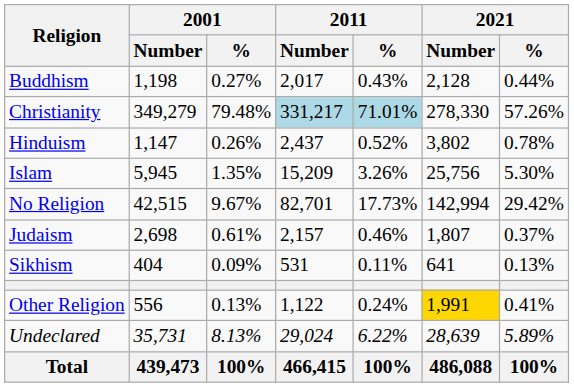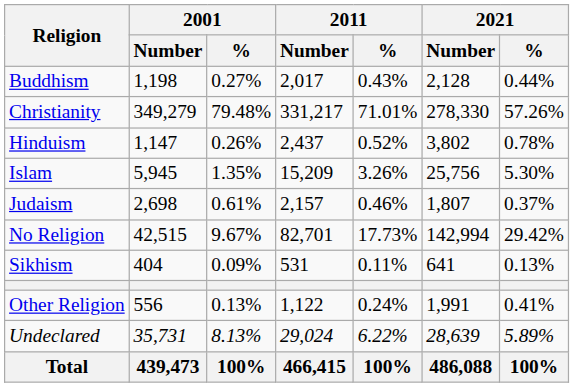(311, 111) lightblue background -> (311, 111) no background
(388, 111) lightblue background -> (388, 111) no background
rows swapped: (41, 234) <-> (57, 204)
(448, 305) gold background -> (448, 305) no background
